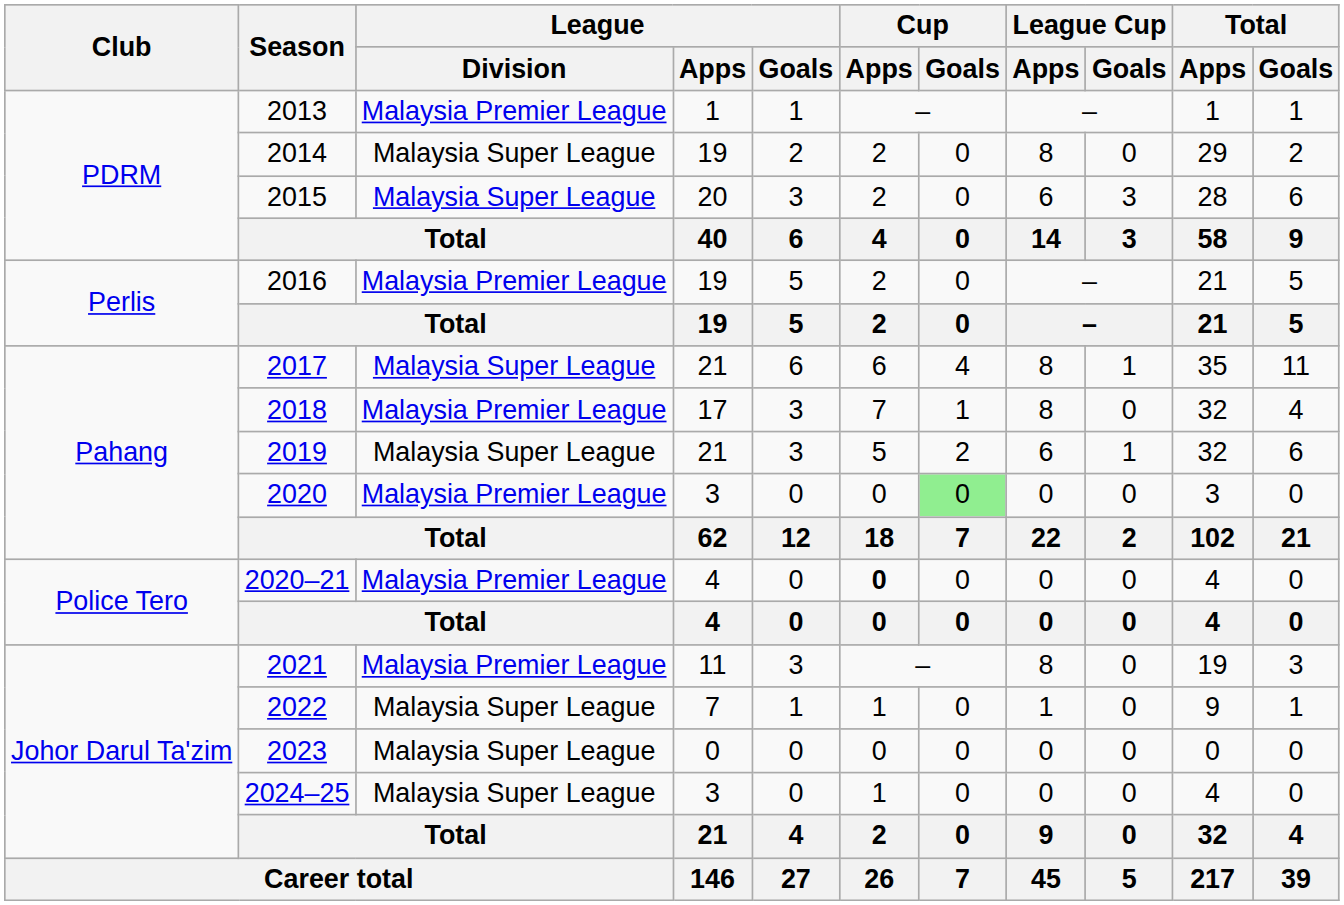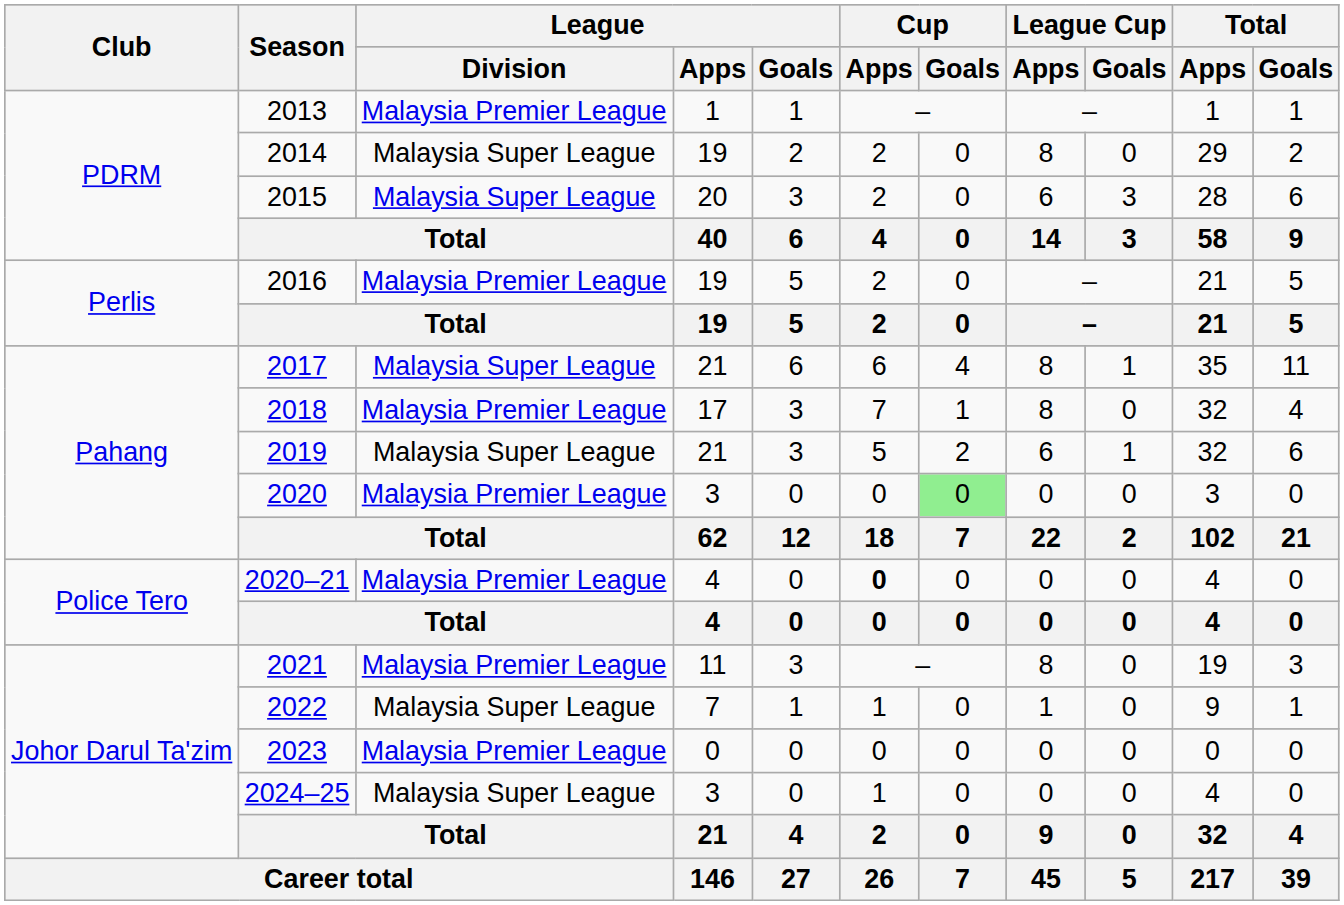(514, 750) Malaysia Super League -> (514, 750) Malaysia Premier League
